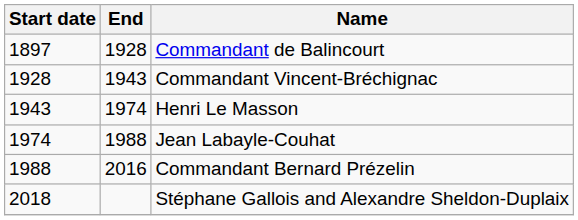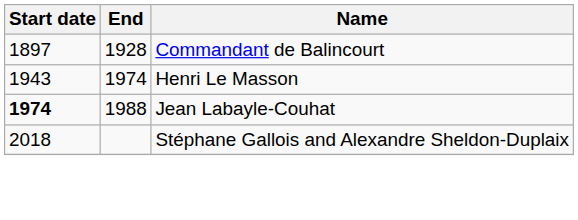- row: (296, 79)
(30, 139) normal -> (30, 109) bold
- row: (285, 169)
